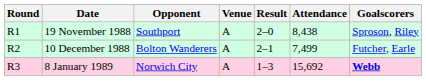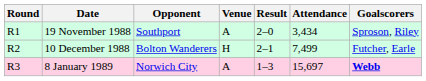(305, 31) 8,438 -> (305, 31) 3,434
(226, 48) A -> (226, 48) H
(308, 66) 15,692 -> (308, 66) 15,697
